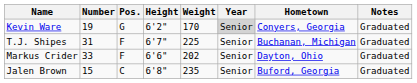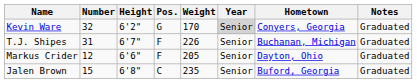columns swapped: (130, 12) <-> (162, 12)
(88, 27) 19 -> (88, 27) 32
(191, 41) 225 -> (191, 41) 226
(88, 56) 33 -> (88, 56) 12
(191, 56) 202 -> (191, 56) 205
